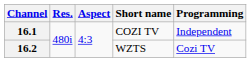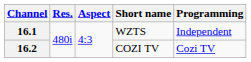(137, 31) COZI TV -> (131, 31) WZTS
(131, 48) WZTS -> (137, 48) COZI TV
